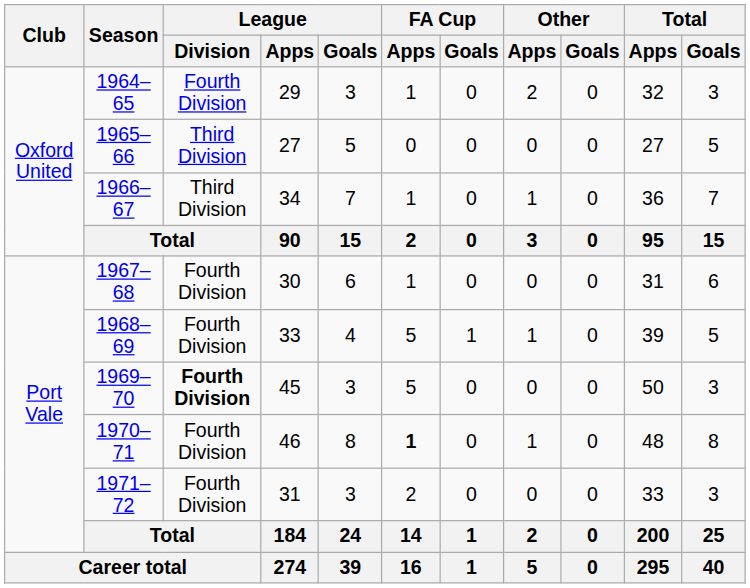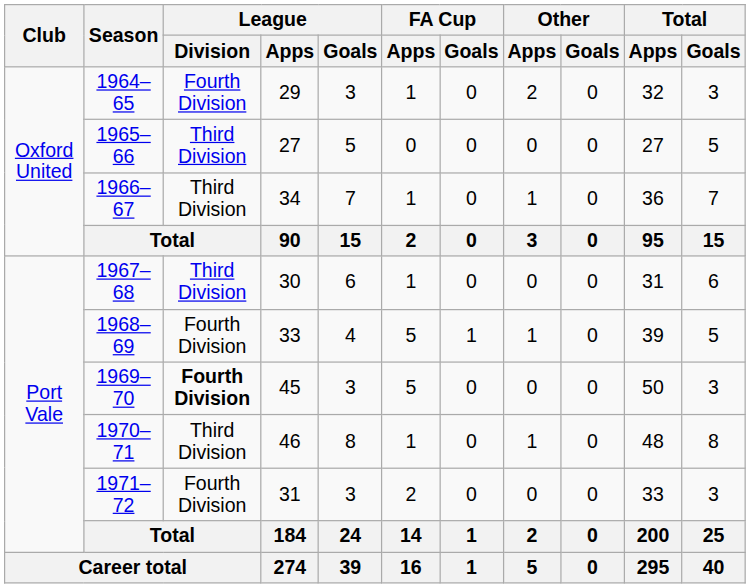(212, 282) Fourth Division -> (212, 282) Third Division
(212, 441) Fourth Division -> (212, 441) Third Division
(411, 441) bold -> (411, 441) normal
